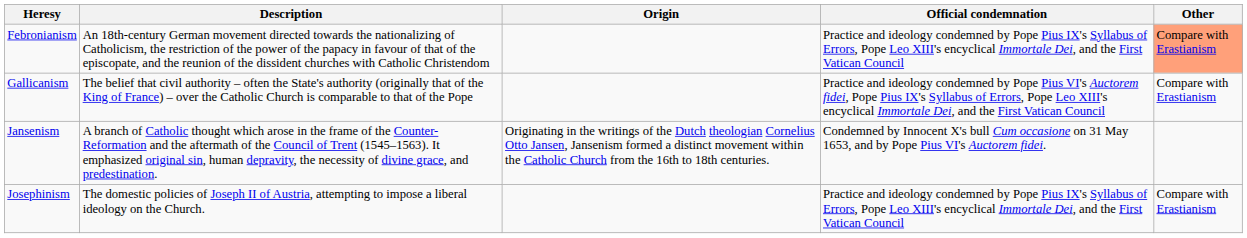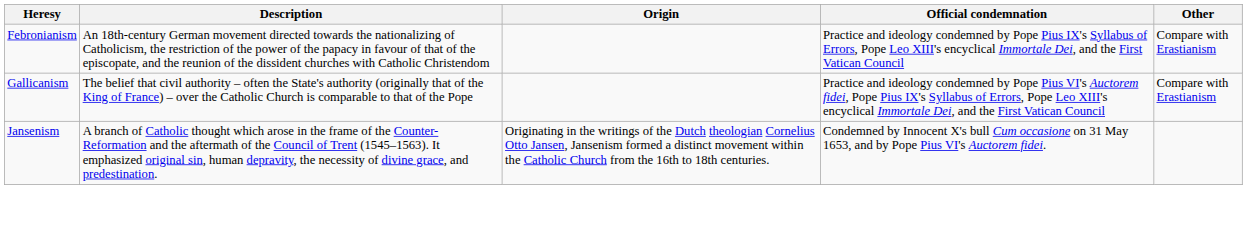(1192, 41) lightsalmon background -> (1192, 41) no background
- row: (39, 194)
